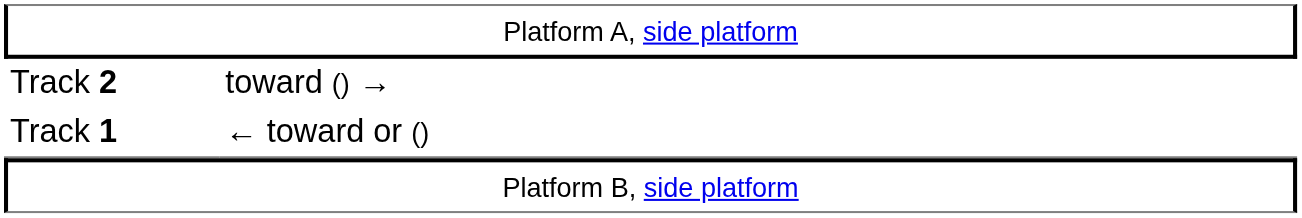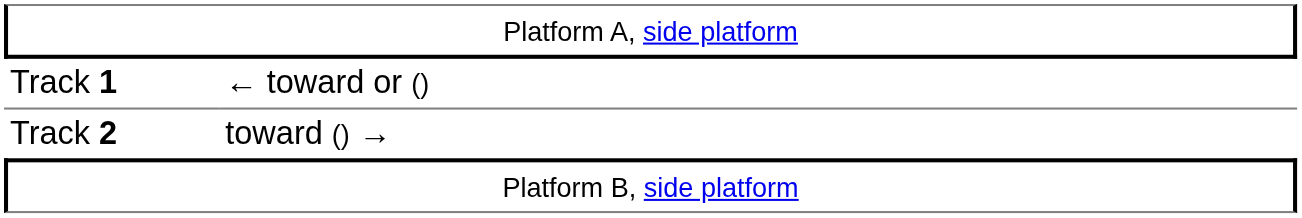rows swapped: (64, 131) <-> (64, 82)
